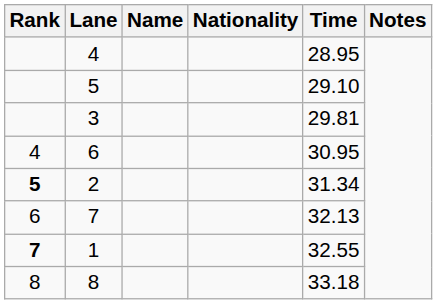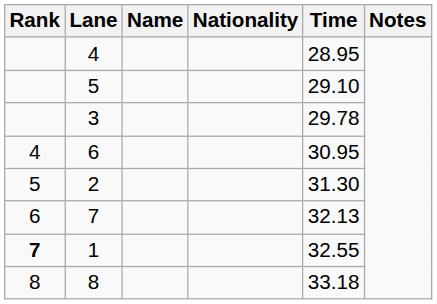(334, 119) 29.81 -> (334, 119) 29.78
(35, 184) bold -> (35, 184) normal
(334, 184) 31.34 -> (334, 184) 31.30
